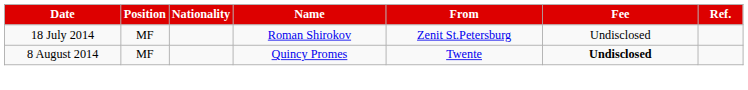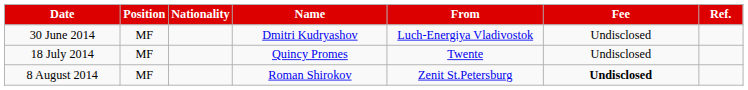+ row: (62, 35)
(309, 35) Roman Shirokov -> (310, 55) Quincy Promes
(464, 35) Zenit St.Petersburg -> (465, 55) Twente
(309, 55) Quincy Promes -> (310, 75) Roman Shirokov
(464, 55) Twente -> (465, 75) Zenit St.Petersburg
